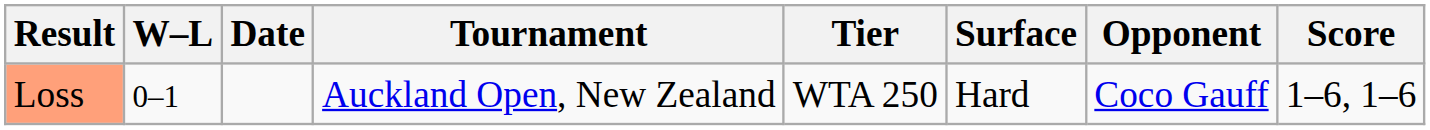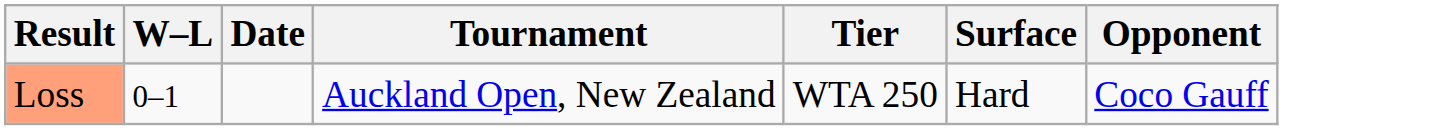- column: (1351, 34)
